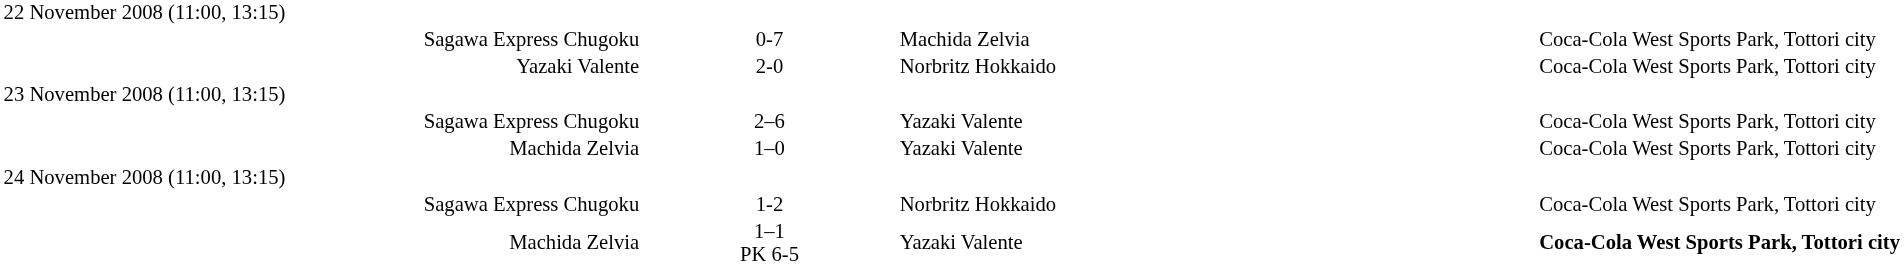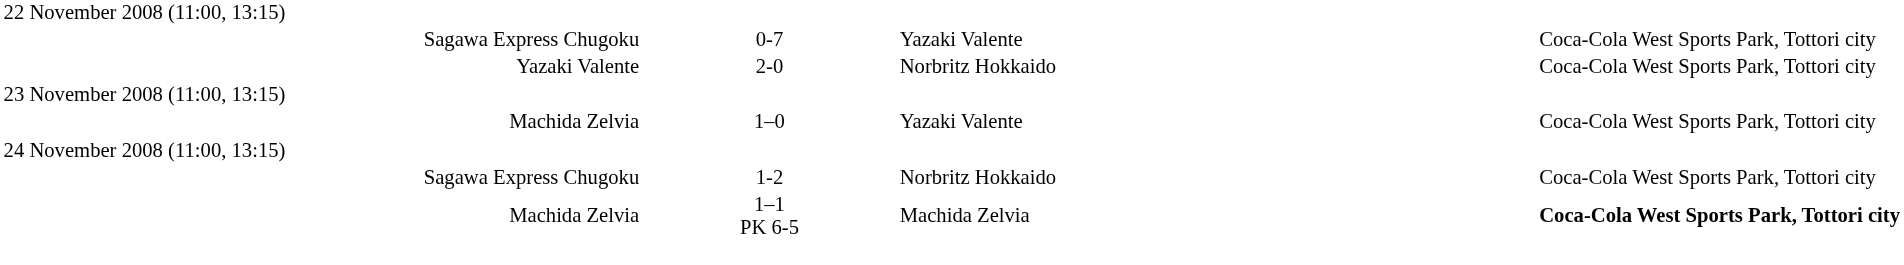(965, 39) Machida Zelvia -> (961, 39) Yazaki Valente
- row: (531, 121)
(961, 242) Yazaki Valente -> (965, 215) Machida Zelvia
